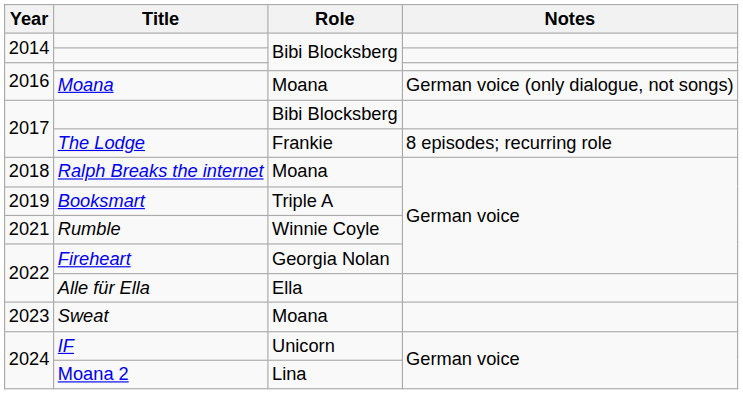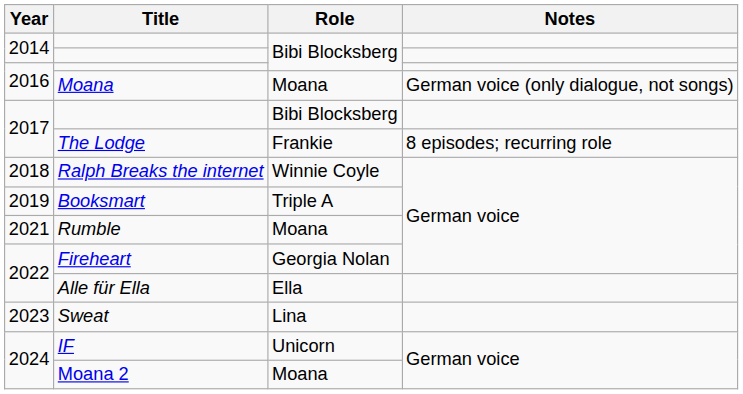(300, 172) Moana -> (326, 172) Winnie Coyle
(326, 229) Winnie Coyle -> (300, 229) Moana
(300, 316) Moana -> (289, 316) Lina
(289, 374) Lina -> (300, 374) Moana
